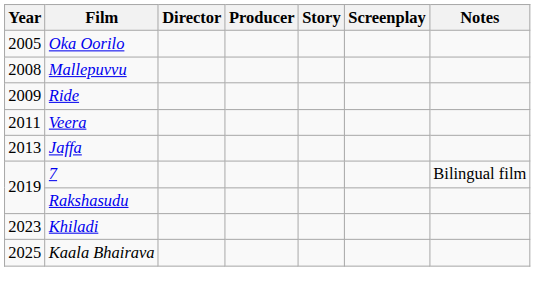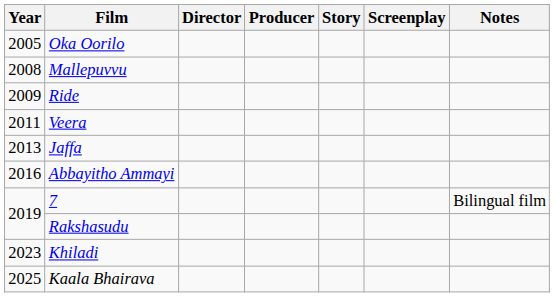+ row: (112, 174)
